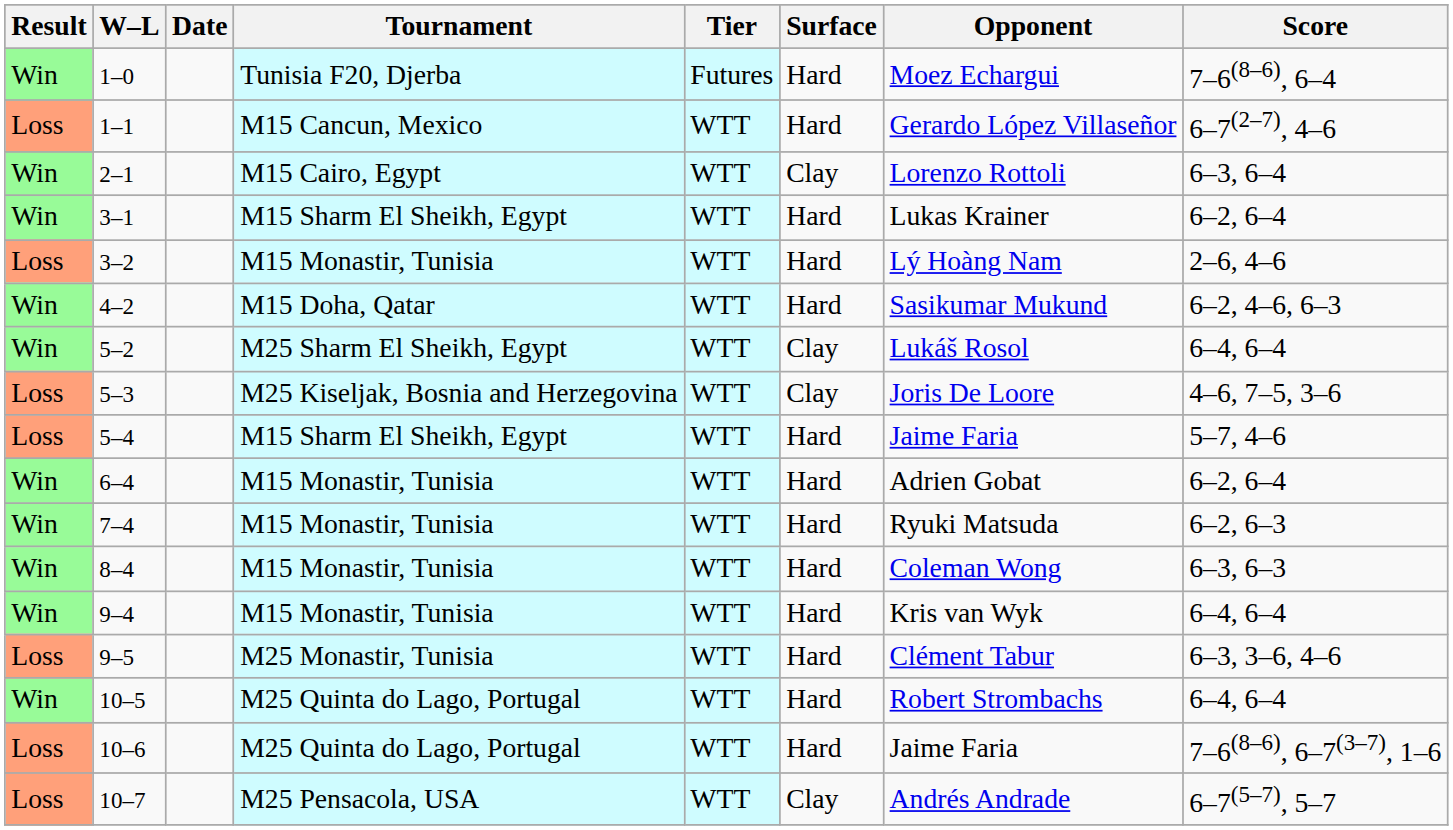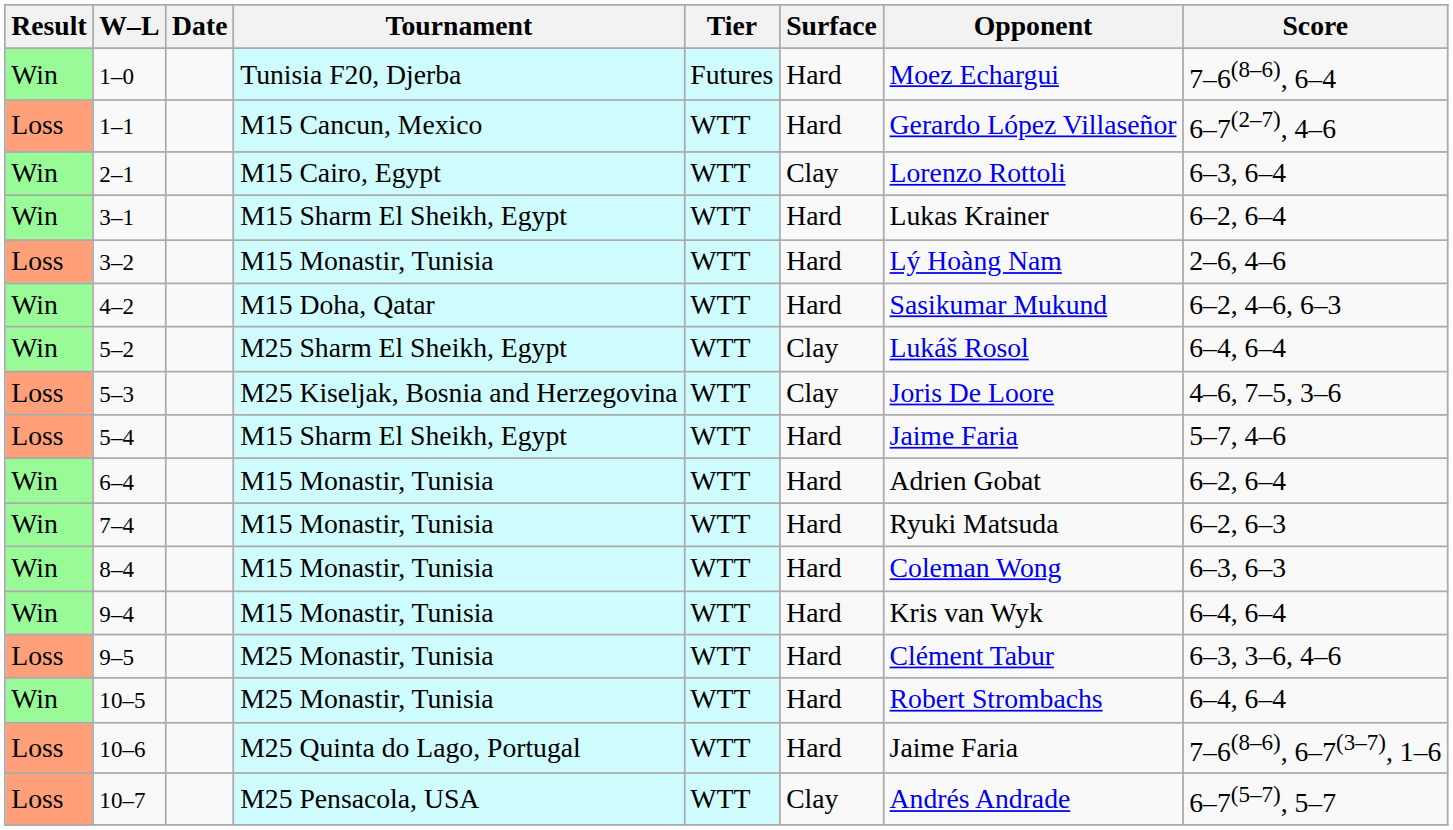(410, 699) M25 Quinta do Lago, Portugal -> (367, 699) M25 Monastir, Tunisia
